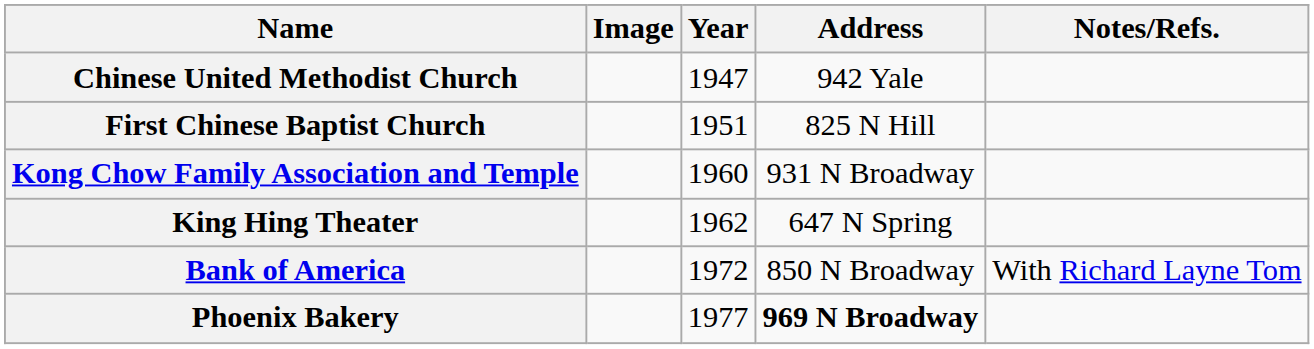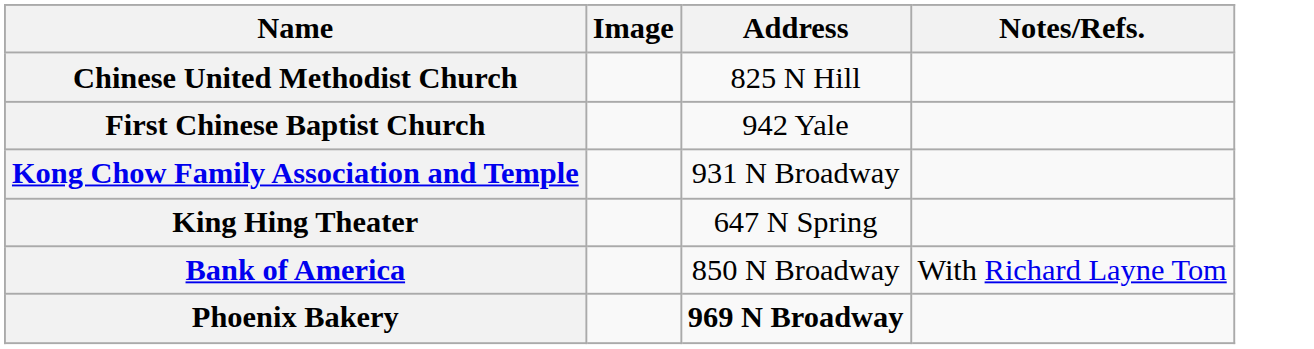- column: (718, 28)
(870, 76) 942 Yale -> (796, 76) 825 N Hill
(870, 125) 825 N Hill -> (796, 125) 942 Yale
